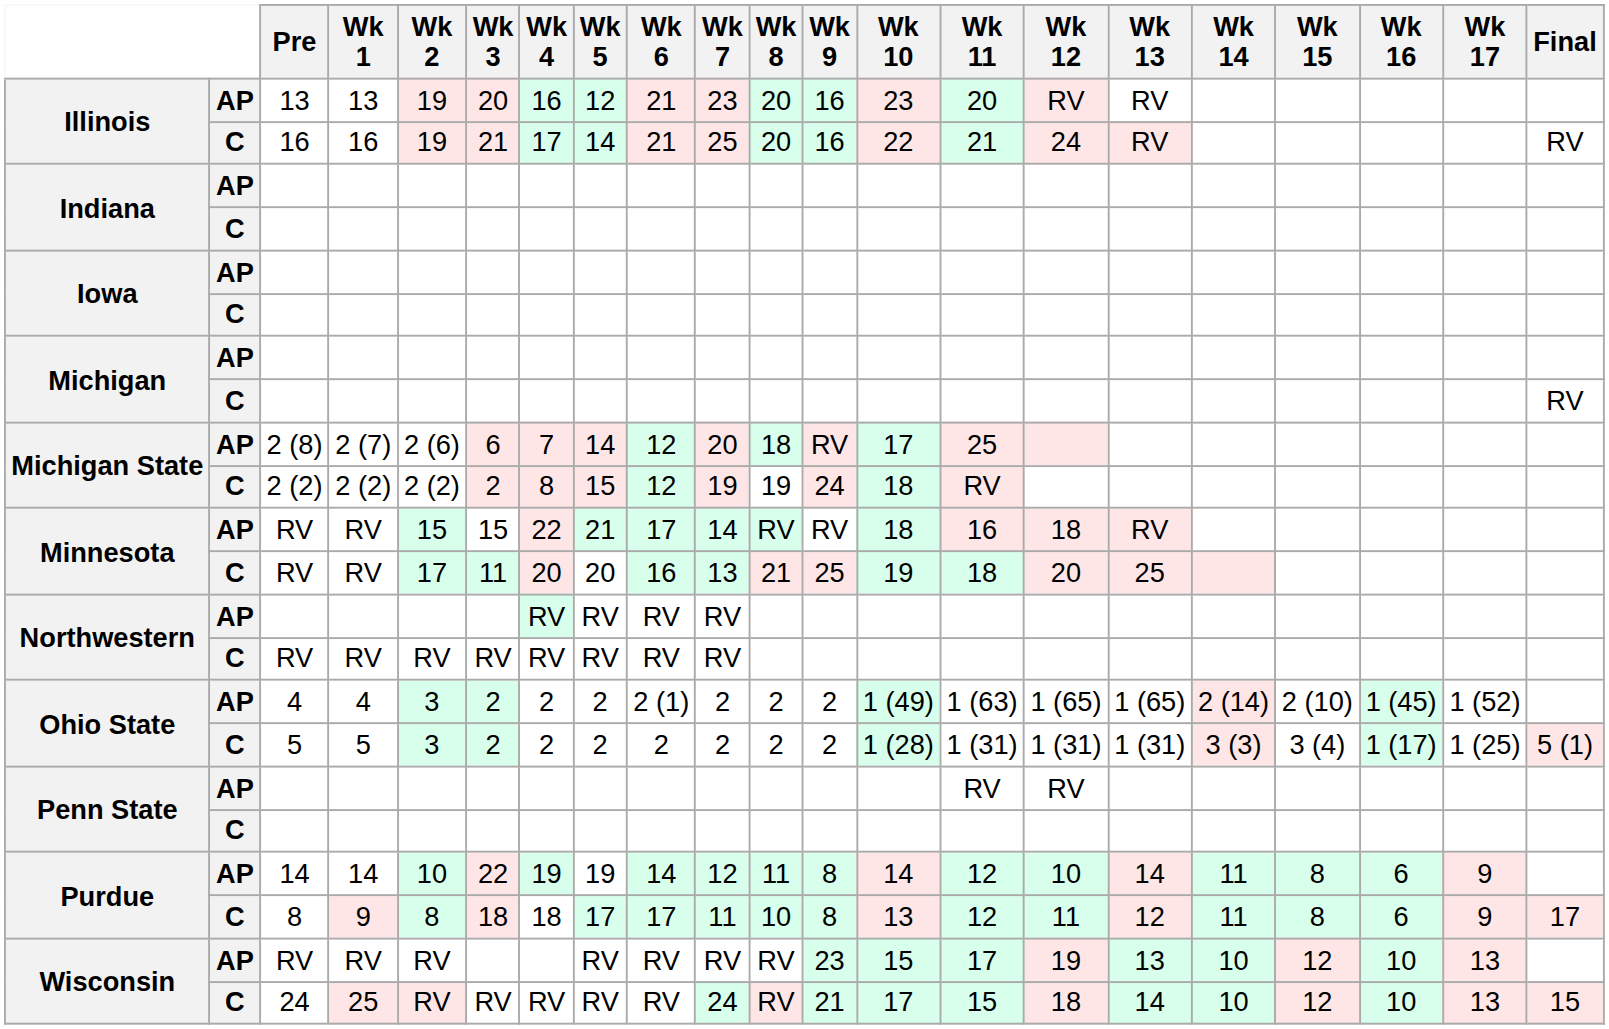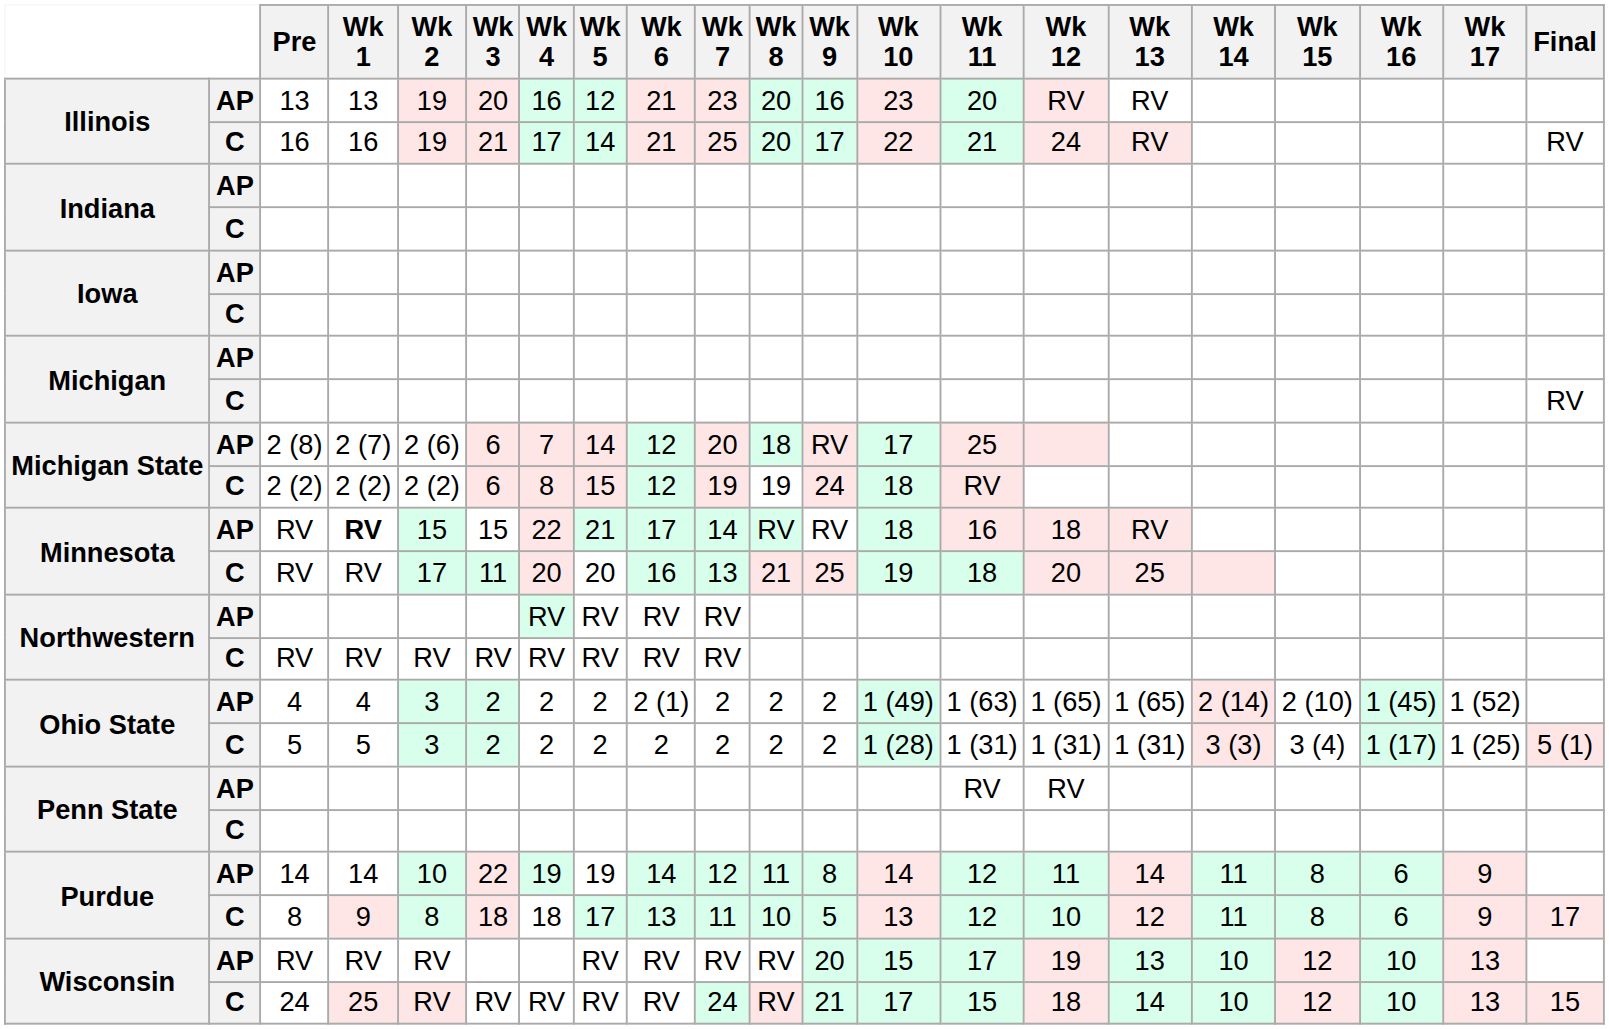(830, 143) 16 -> (830, 143) 17
(493, 487) 2 -> (493, 487) 6
(363, 530) normal -> (363, 530) bold
(1066, 874) 10 -> (1066, 874) 11
(661, 917) 17 -> (661, 917) 13
(830, 917) 8 -> (830, 917) 5
(1066, 917) 11 -> (1066, 917) 10
(830, 960) 23 -> (830, 960) 20
